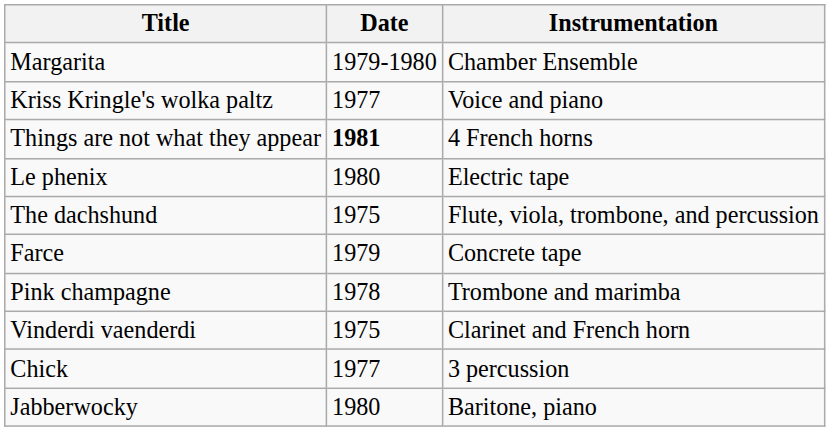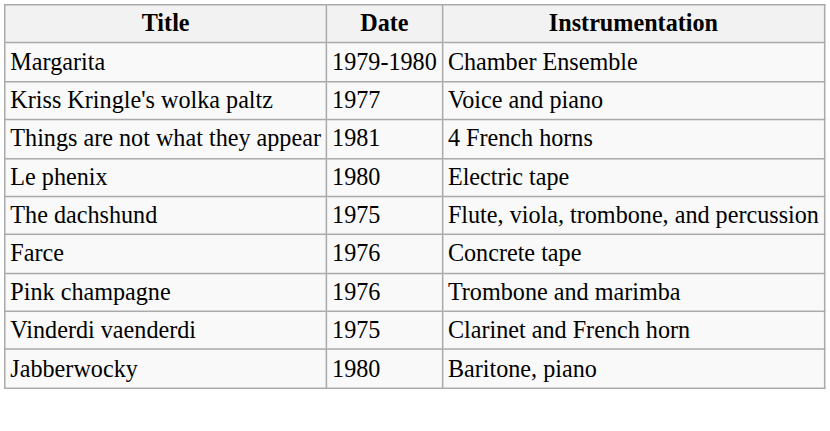(356, 138) bold -> (356, 138) normal
(356, 253) 1979 -> (356, 253) 1976
(356, 291) 1978 -> (356, 291) 1976
- row: (39, 368)
